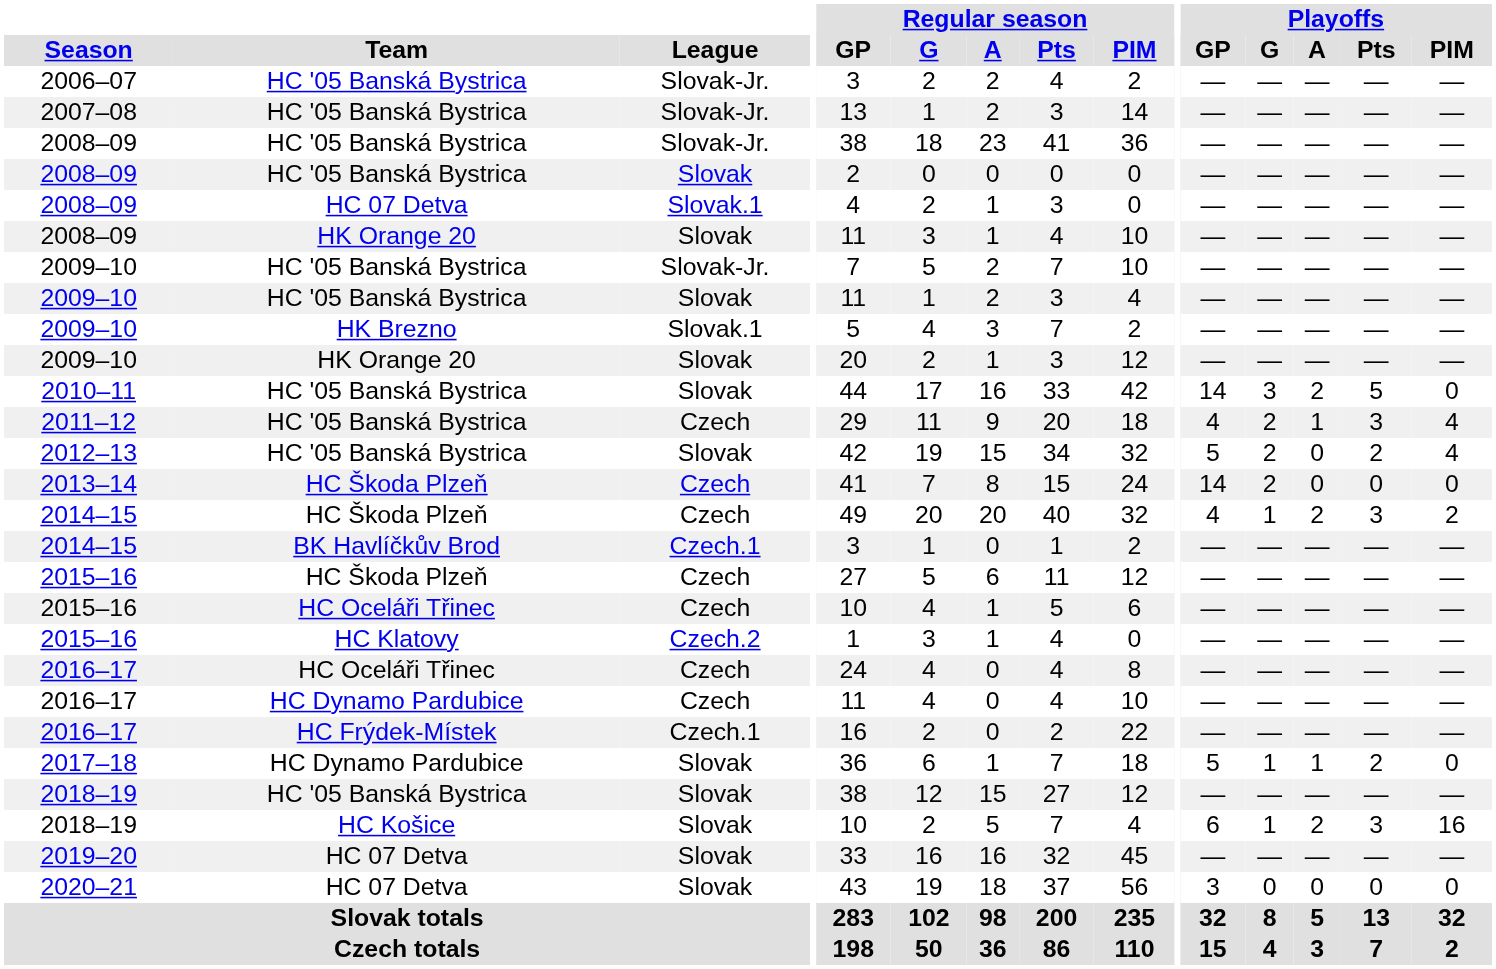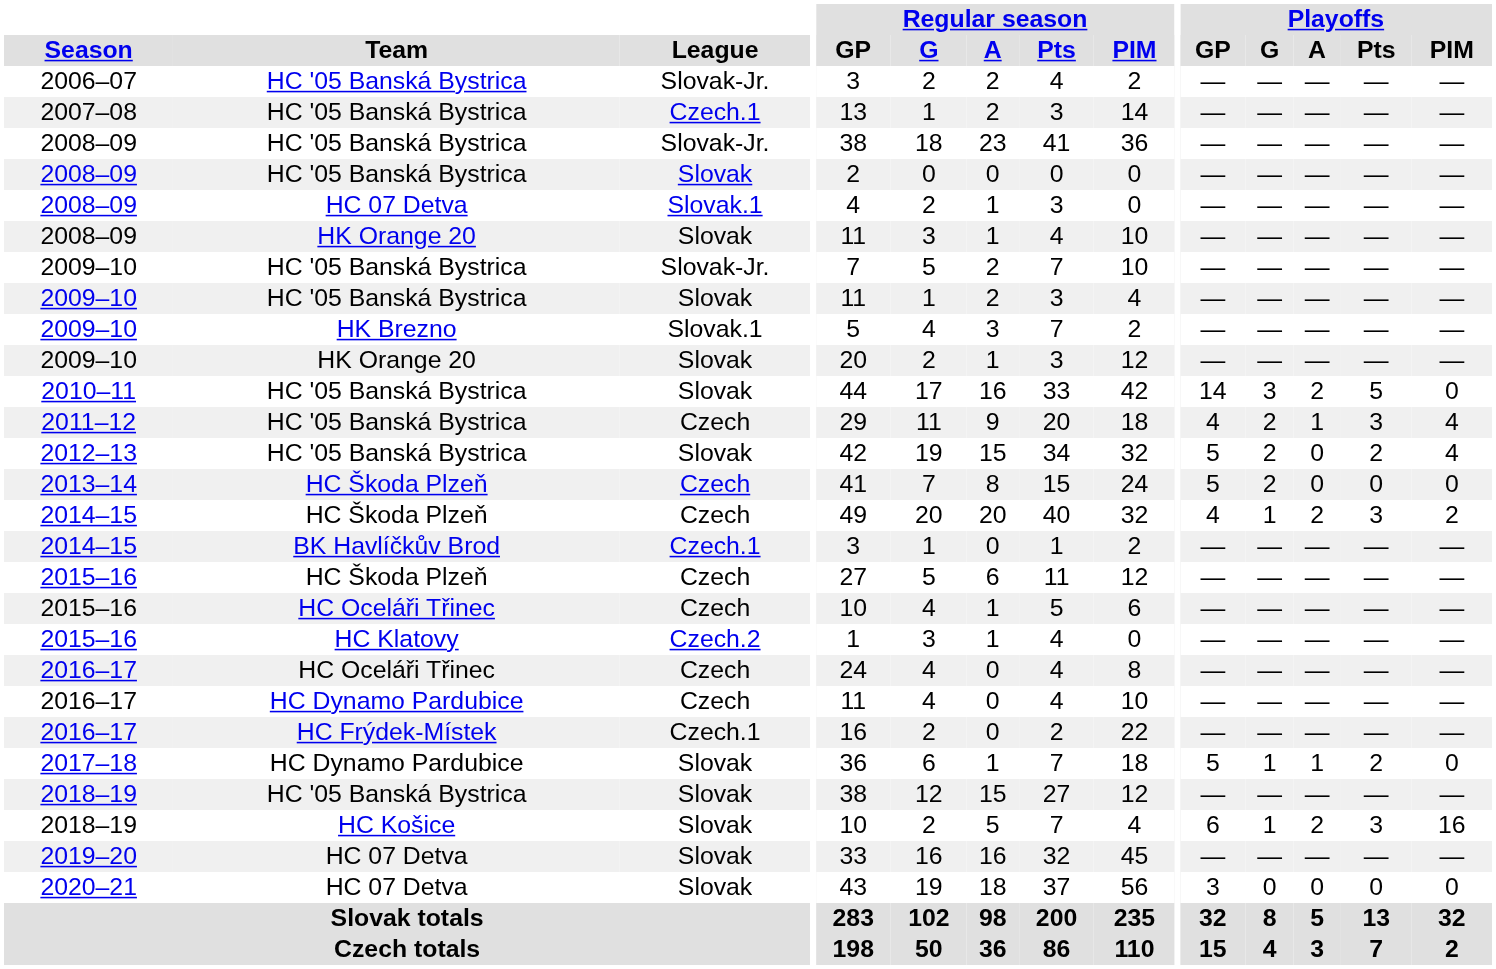(715, 112) Slovak-Jr. -> (715, 112) Czech.1
(1213, 484) 14 -> (1213, 484) 5
